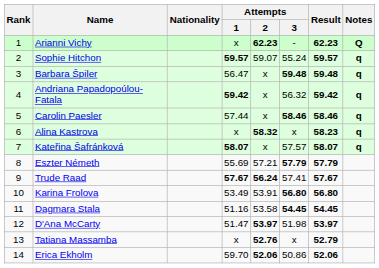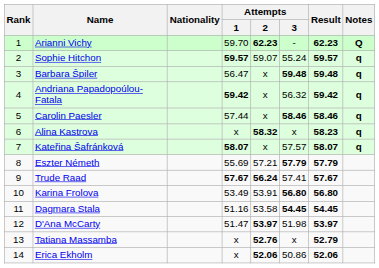(236, 43) x -> (236, 43) 59.70
(236, 255) 59.70 -> (236, 255) x
